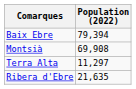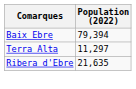- row: (24, 49)
